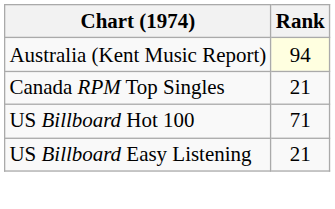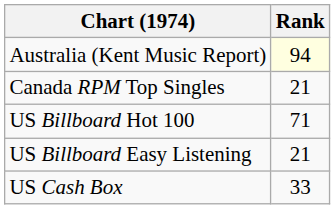+ row: (66, 187)
